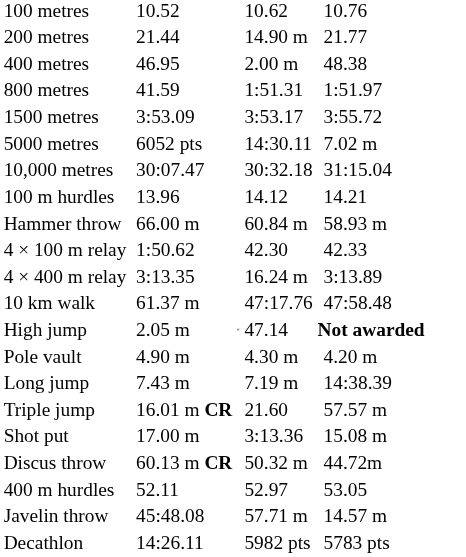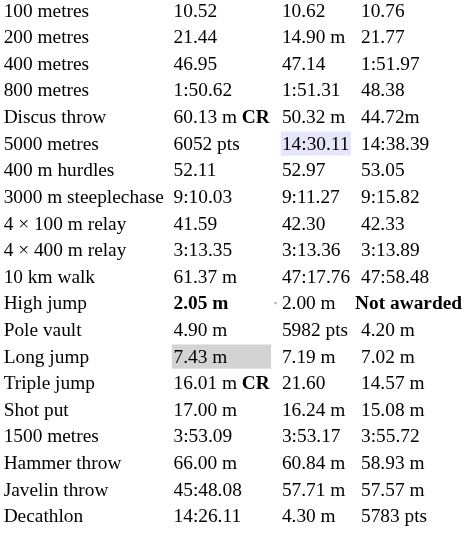(271, 63) 2.00 m -> (304, 63) 47.14
(345, 63) 48.38 -> (390, 63) 1:51.97
(158, 90) 41.59 -> (203, 90) 1:50.62
(353, 90) 1:51.97 -> (383, 90) 48.38
rows swapped: (51, 116) <-> (55, 462)
(278, 143) no background -> (316, 143) lavender background
(350, 143) 7.02 m -> (395, 143) 14:38.39
- row: (58, 170)
- row: (59, 196)
rows swapped: (59, 489) <-> (63, 223)
+ row: (84, 196)
(165, 249) 1:50.62 -> (195, 223) 41.59
(276, 276) 16.24 m -> (311, 249) 3:13.36
(163, 329) normal -> (201, 303) bold
(266, 329) 47.14 -> (309, 303) 2.00 m
(271, 356) 4.30 m -> (315, 329) 5982 pts
(163, 383) no background -> (200, 356) lightgrey background
(358, 383) 14:38.39 -> (388, 356) 7.02 m
(355, 409) 57.57 m -> (393, 383) 14.57 m
(274, 436) 3:13.36 -> (314, 409) 16.24 m
(355, 516) 14.57 m -> (393, 489) 57.57 m
(278, 542) 5982 pts -> (309, 516) 4.30 m
